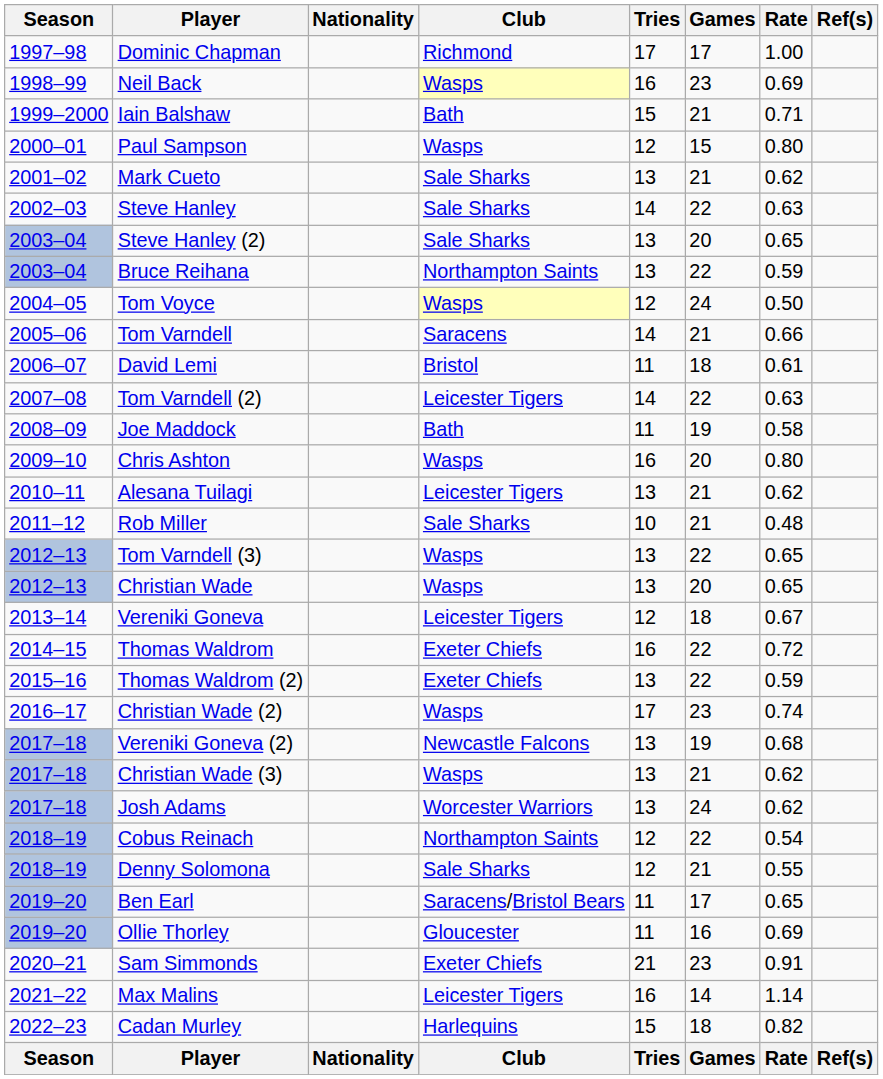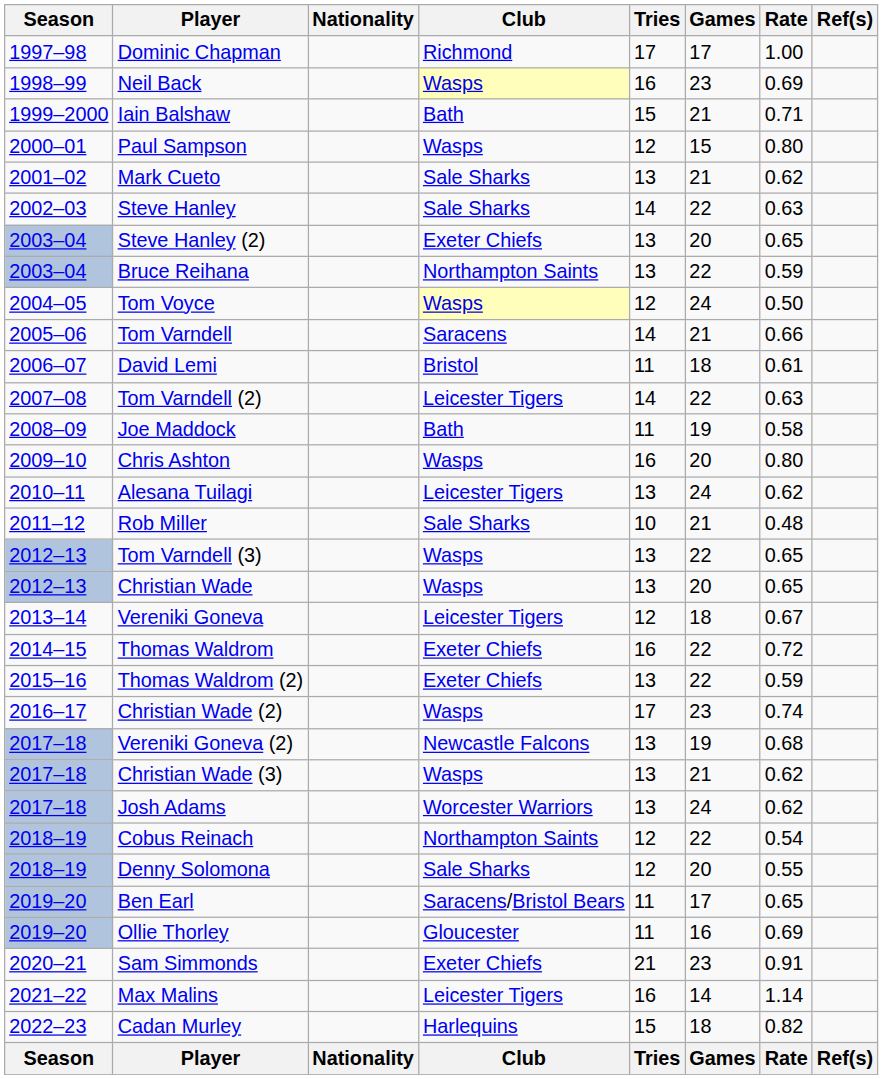(476, 240) Sale Sharks -> (482, 240) Exeter Chiefs
(700, 492) 21 -> (700, 492) 24
(700, 869) 21 -> (700, 869) 20
